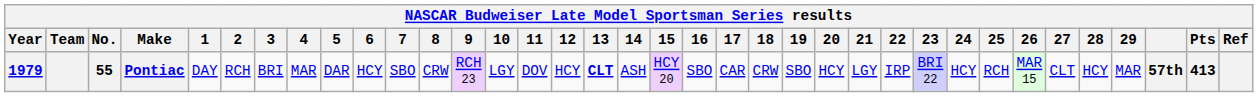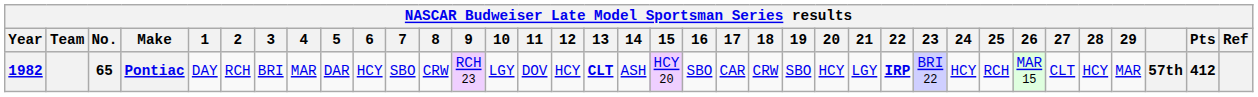(26, 71) 1979 -> (26, 71) 1982
(104, 71) 55 -> (104, 71) 65
(897, 71) normal -> (897, 71) bold
(1203, 71) 413 -> (1203, 71) 412
